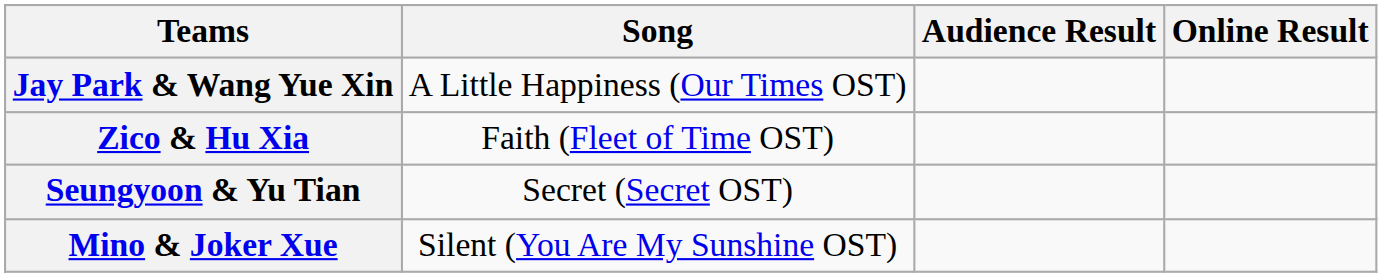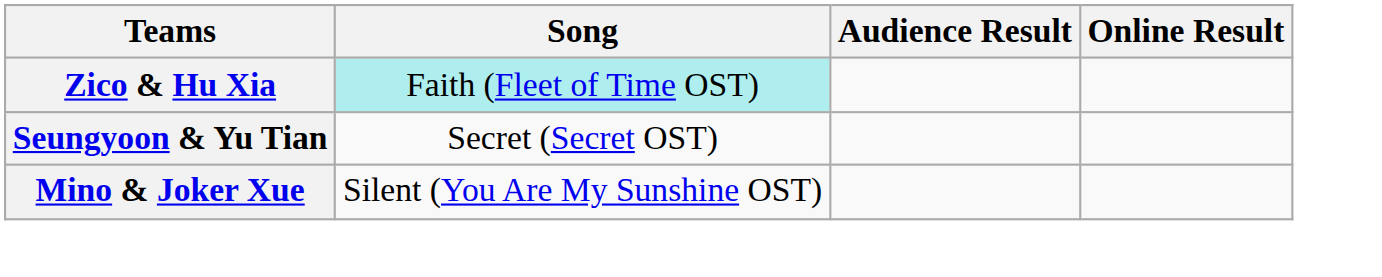- row: (203, 84)
(658, 137) no background -> (583, 84) paleturquoise background
